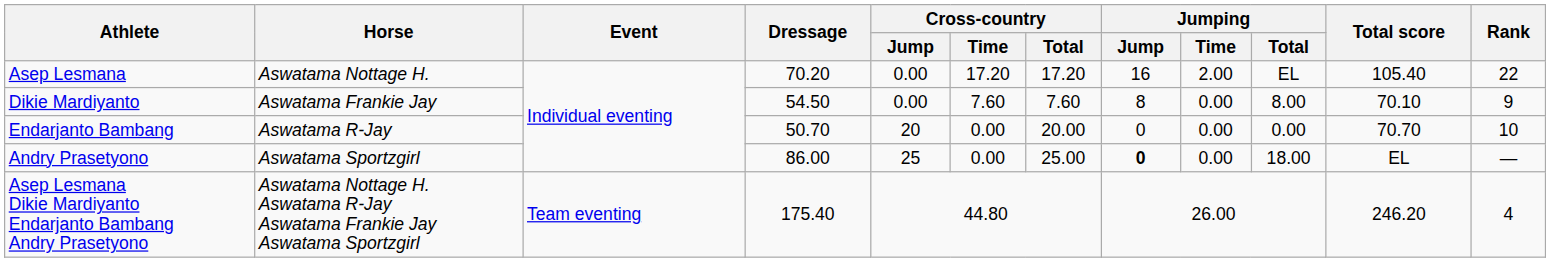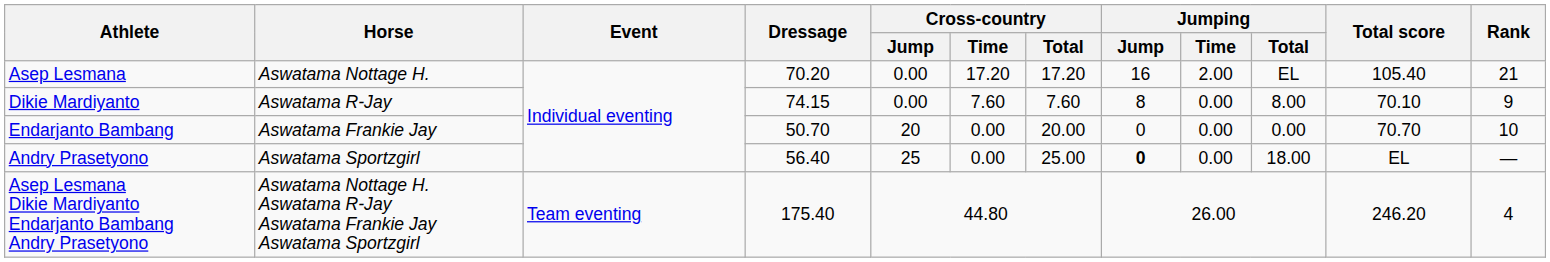(1508, 74) 22 -> (1508, 74) 21
(348, 102) Aswatama Frankie Jay -> (325, 102) Aswatama R-Jay
(808, 102) 54.50 -> (808, 102) 74.15
(325, 130) Aswatama R-Jay -> (348, 130) Aswatama Frankie Jay
(808, 158) 86.00 -> (808, 158) 56.40
